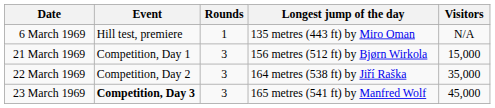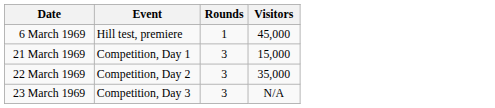- column: (343, 14)
(464, 34) N/A -> (274, 34) 45,000
(146, 93) bold -> (144, 93) normal
(464, 93) 45,000 -> (274, 93) N/A
